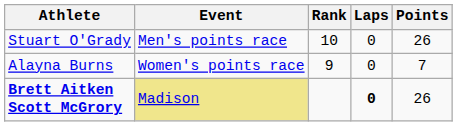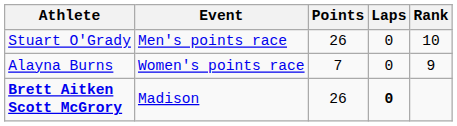columns swapped: (422, 17) <-> (329, 17)
(169, 99) khaki background -> (169, 99) no background
